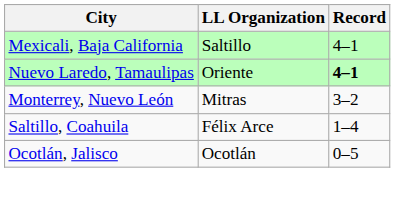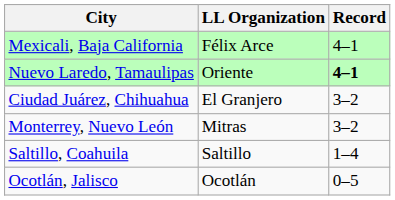(226, 45) Saltillo -> (238, 45) Félix Arce
+ row: (99, 99)
(238, 126) Félix Arce -> (226, 153) Saltillo
